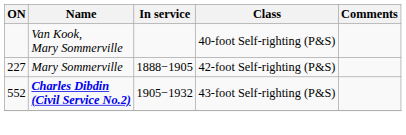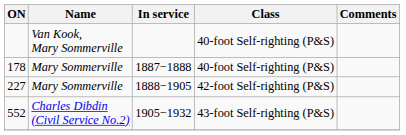+ row: (16, 67)
(81, 93) bold -> (80, 113) normal
